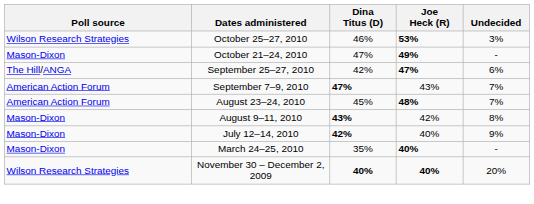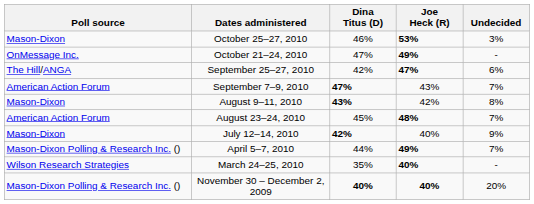(68, 39) Wilson Research Strategies -> (36, 39) Mason-Dixon
(36, 54) Mason-Dixon -> (43, 54) OnMessage Inc.
rows swapped: (261, 102) <-> (261, 117)
+ row: (261, 149)
(36, 149) Mason-Dixon -> (68, 165) Wilson Research Strategies
(68, 170) Wilson Research Strategies -> (93, 186) Mason-Dixon Polling & Research Inc. ()
